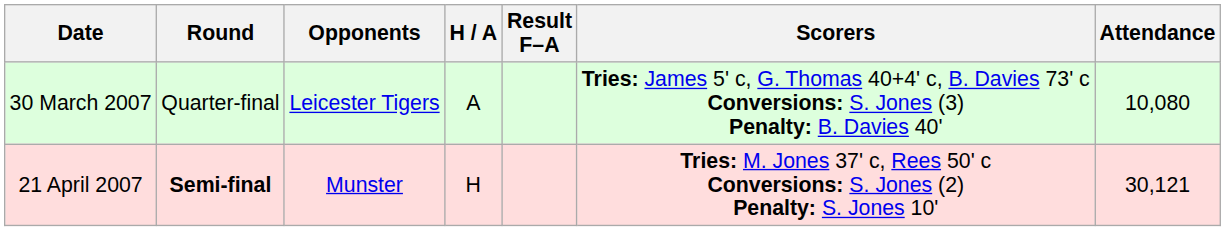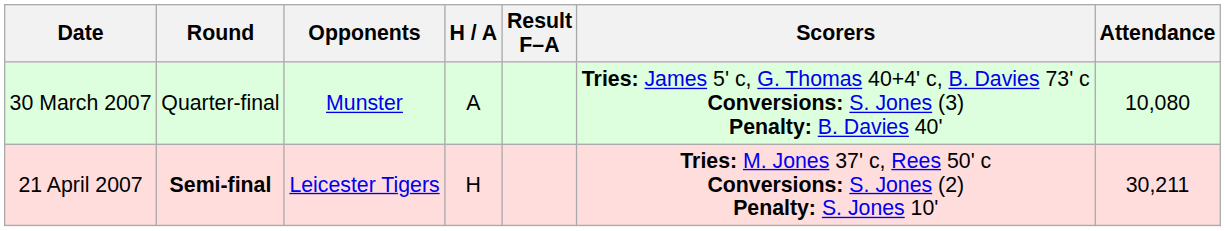(365, 103) Leicester Tigers -> (365, 103) Munster
(365, 184) Munster -> (365, 184) Leicester Tigers
(1158, 184) 30,121 -> (1158, 184) 30,211
